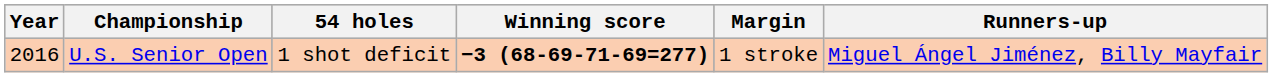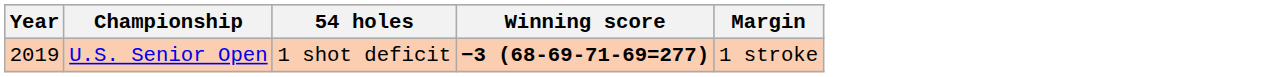- column: (1045, 22)
(35, 55) 2016 -> (35, 55) 2019
